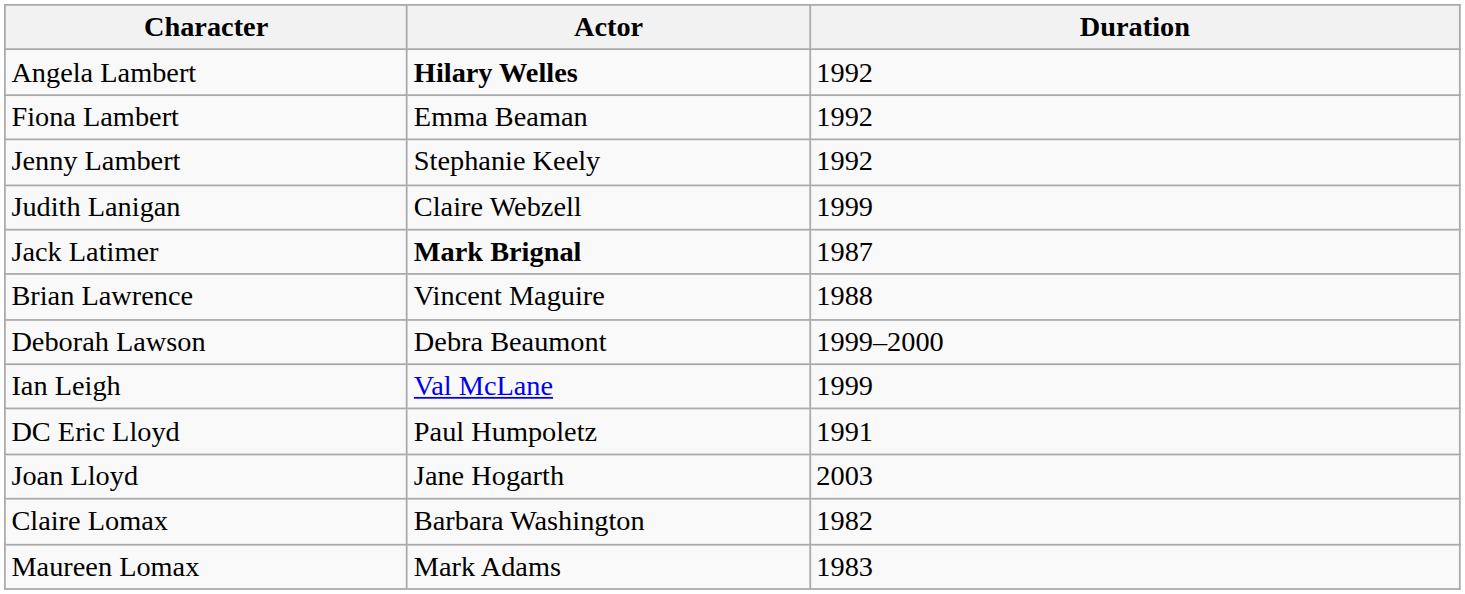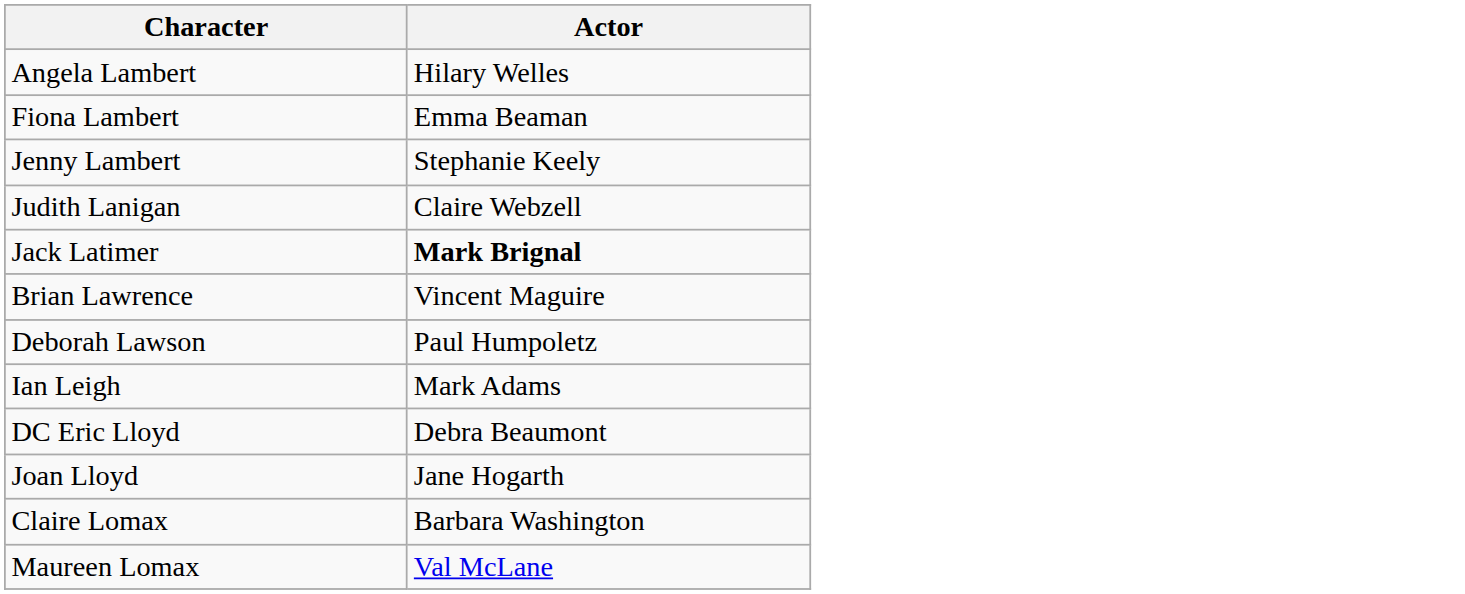- column: (1135, 26)
(496, 71) bold -> (492, 71) normal
(510, 341) Debra Beaumont -> (506, 341) Paul Humpoletz
(483, 386) Val McLane -> (487, 386) Mark Adams
(506, 431) Paul Humpoletz -> (510, 431) Debra Beaumont
(487, 565) Mark Adams -> (483, 565) Val McLane
